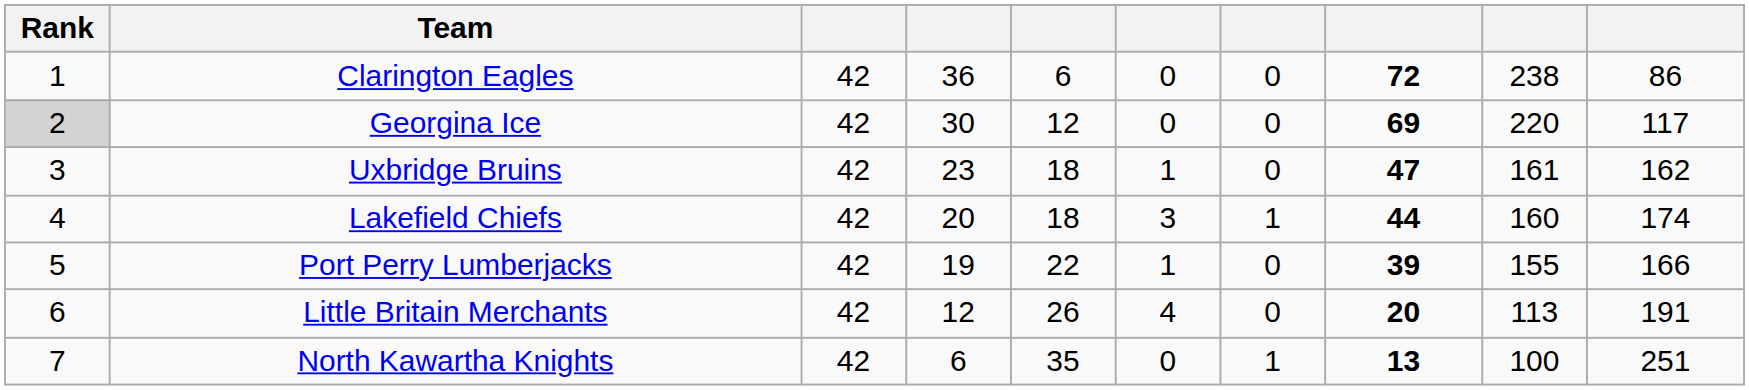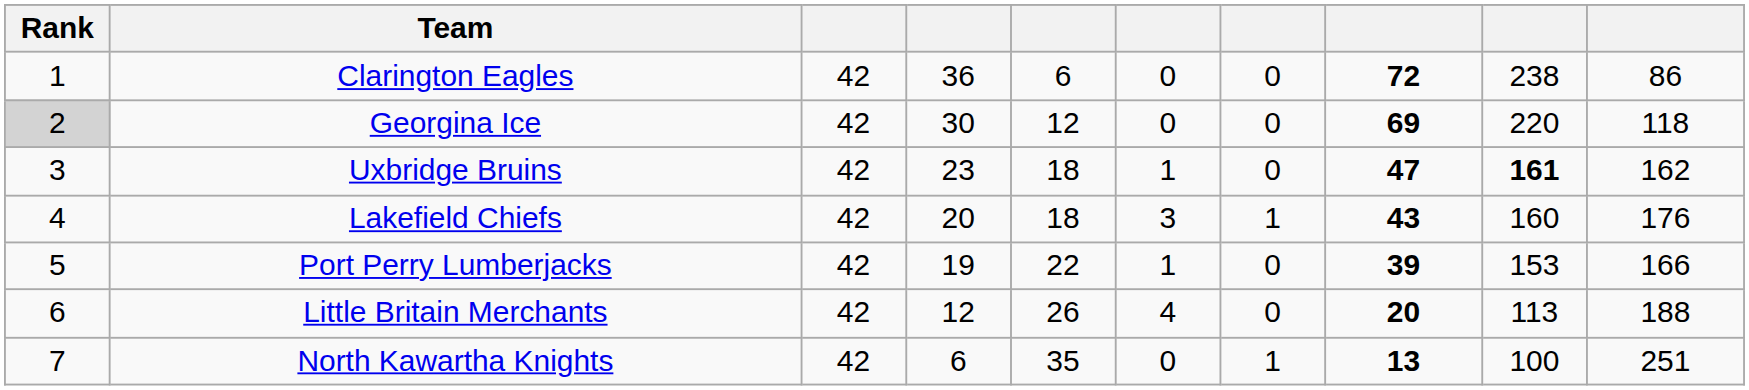(1665, 123) 117 -> (1665, 123) 118
(1534, 170) normal -> (1534, 170) bold
(1403, 218) 44 -> (1403, 218) 43
(1665, 218) 174 -> (1665, 218) 176
(1534, 265) 155 -> (1534, 265) 153
(1665, 312) 191 -> (1665, 312) 188
